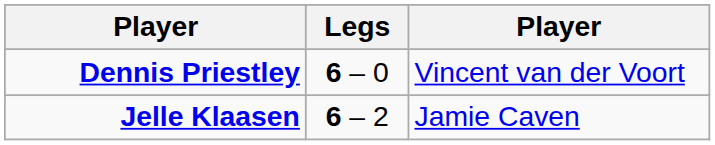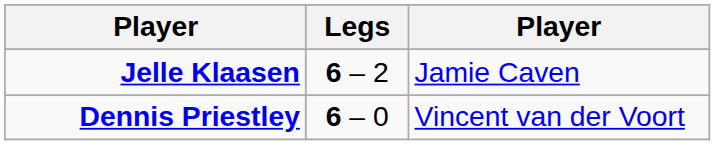rows swapped: (210, 116) <-> (190, 71)
